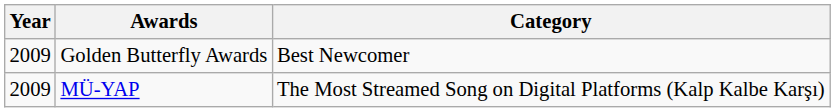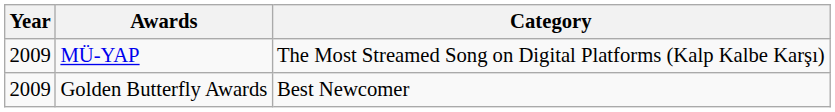rows swapped: (164, 55) <-> (100, 89)
